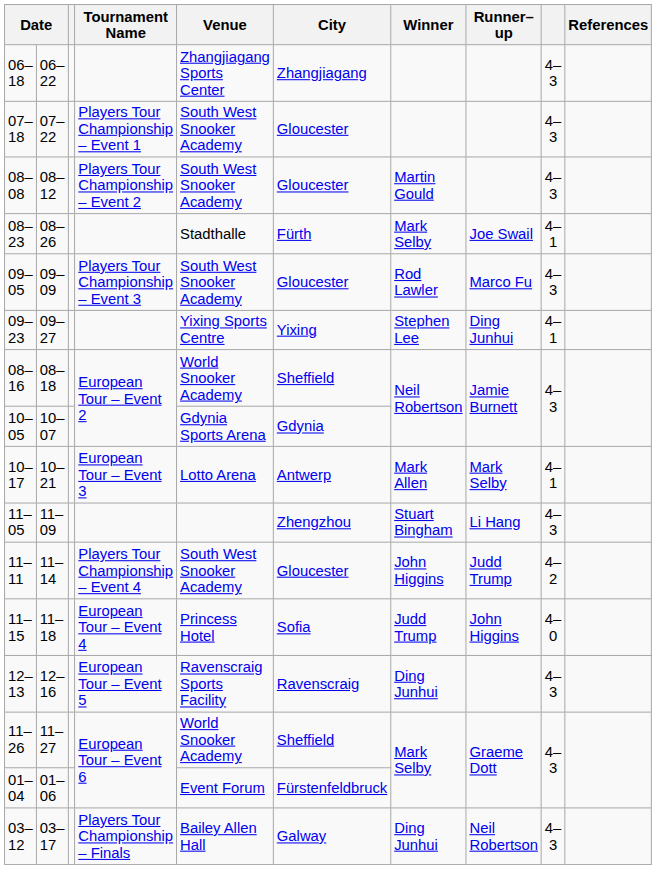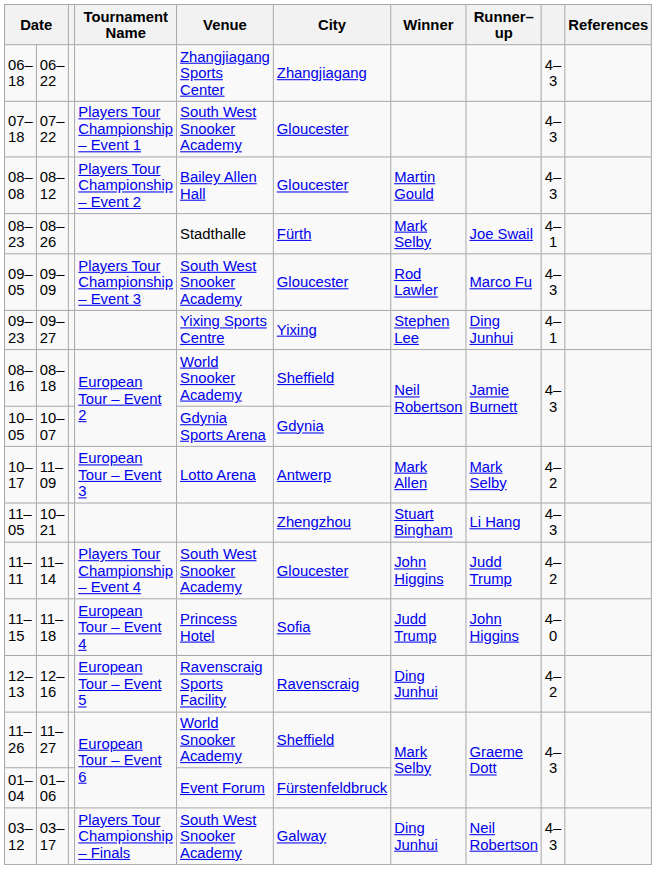(218, 186) South West Snooker Academy -> (218, 186) Bailey Allen Hall
(52, 475) 10–21 -> (52, 475) 11–09
(553, 475) 4–1 -> (553, 475) 4–2
(52, 523) 11–09 -> (52, 523) 10–21
(553, 684) 4–3 -> (553, 684) 4–2
(218, 837) Bailey Allen Hall -> (218, 837) South West Snooker Academy
